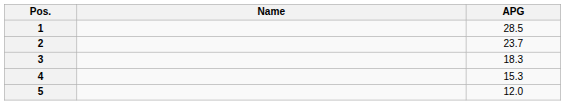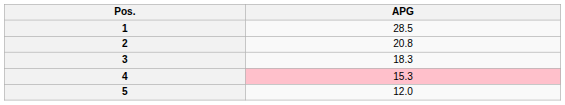- column: (271, 12)
(513, 44) 23.7 -> (403, 44) 20.8
(513, 76) no background -> (403, 76) pink background
